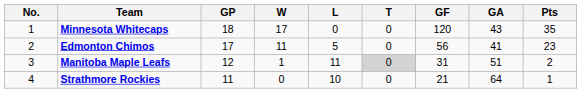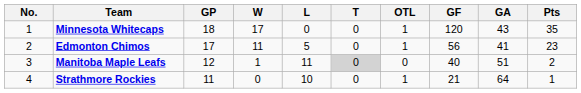+ column: (405, 12)
(442, 63) 31 -> (454, 63) 40
